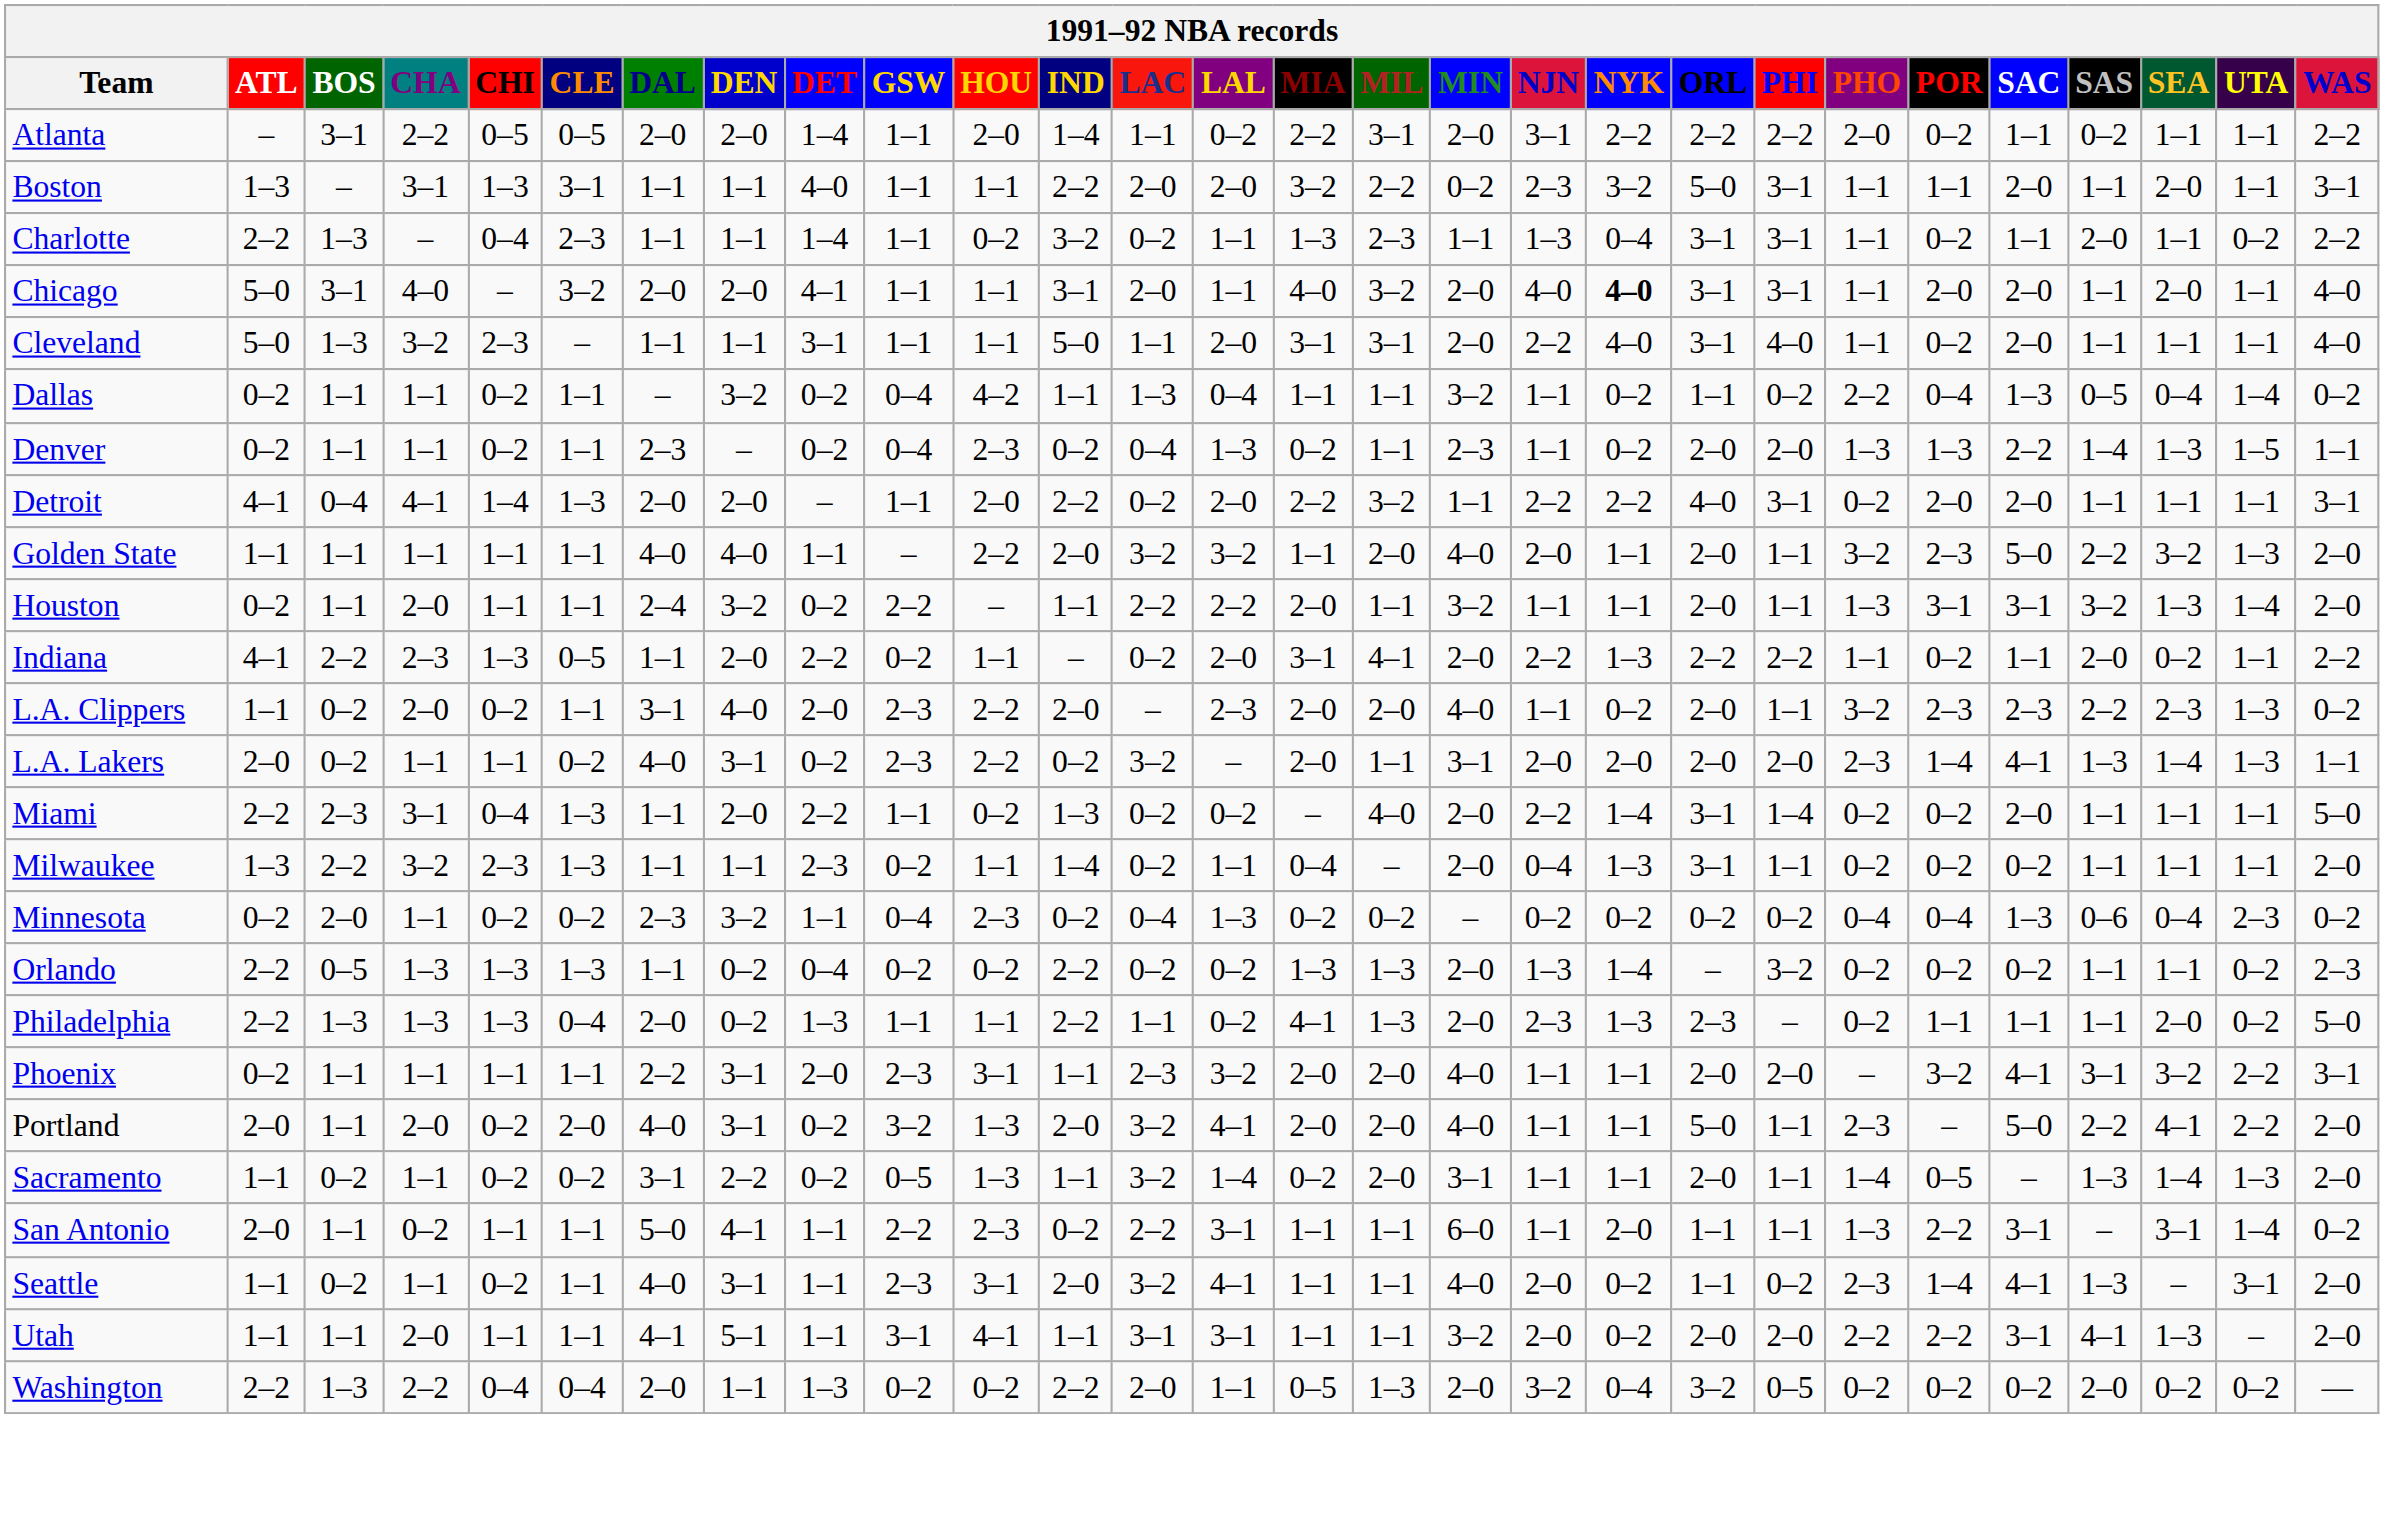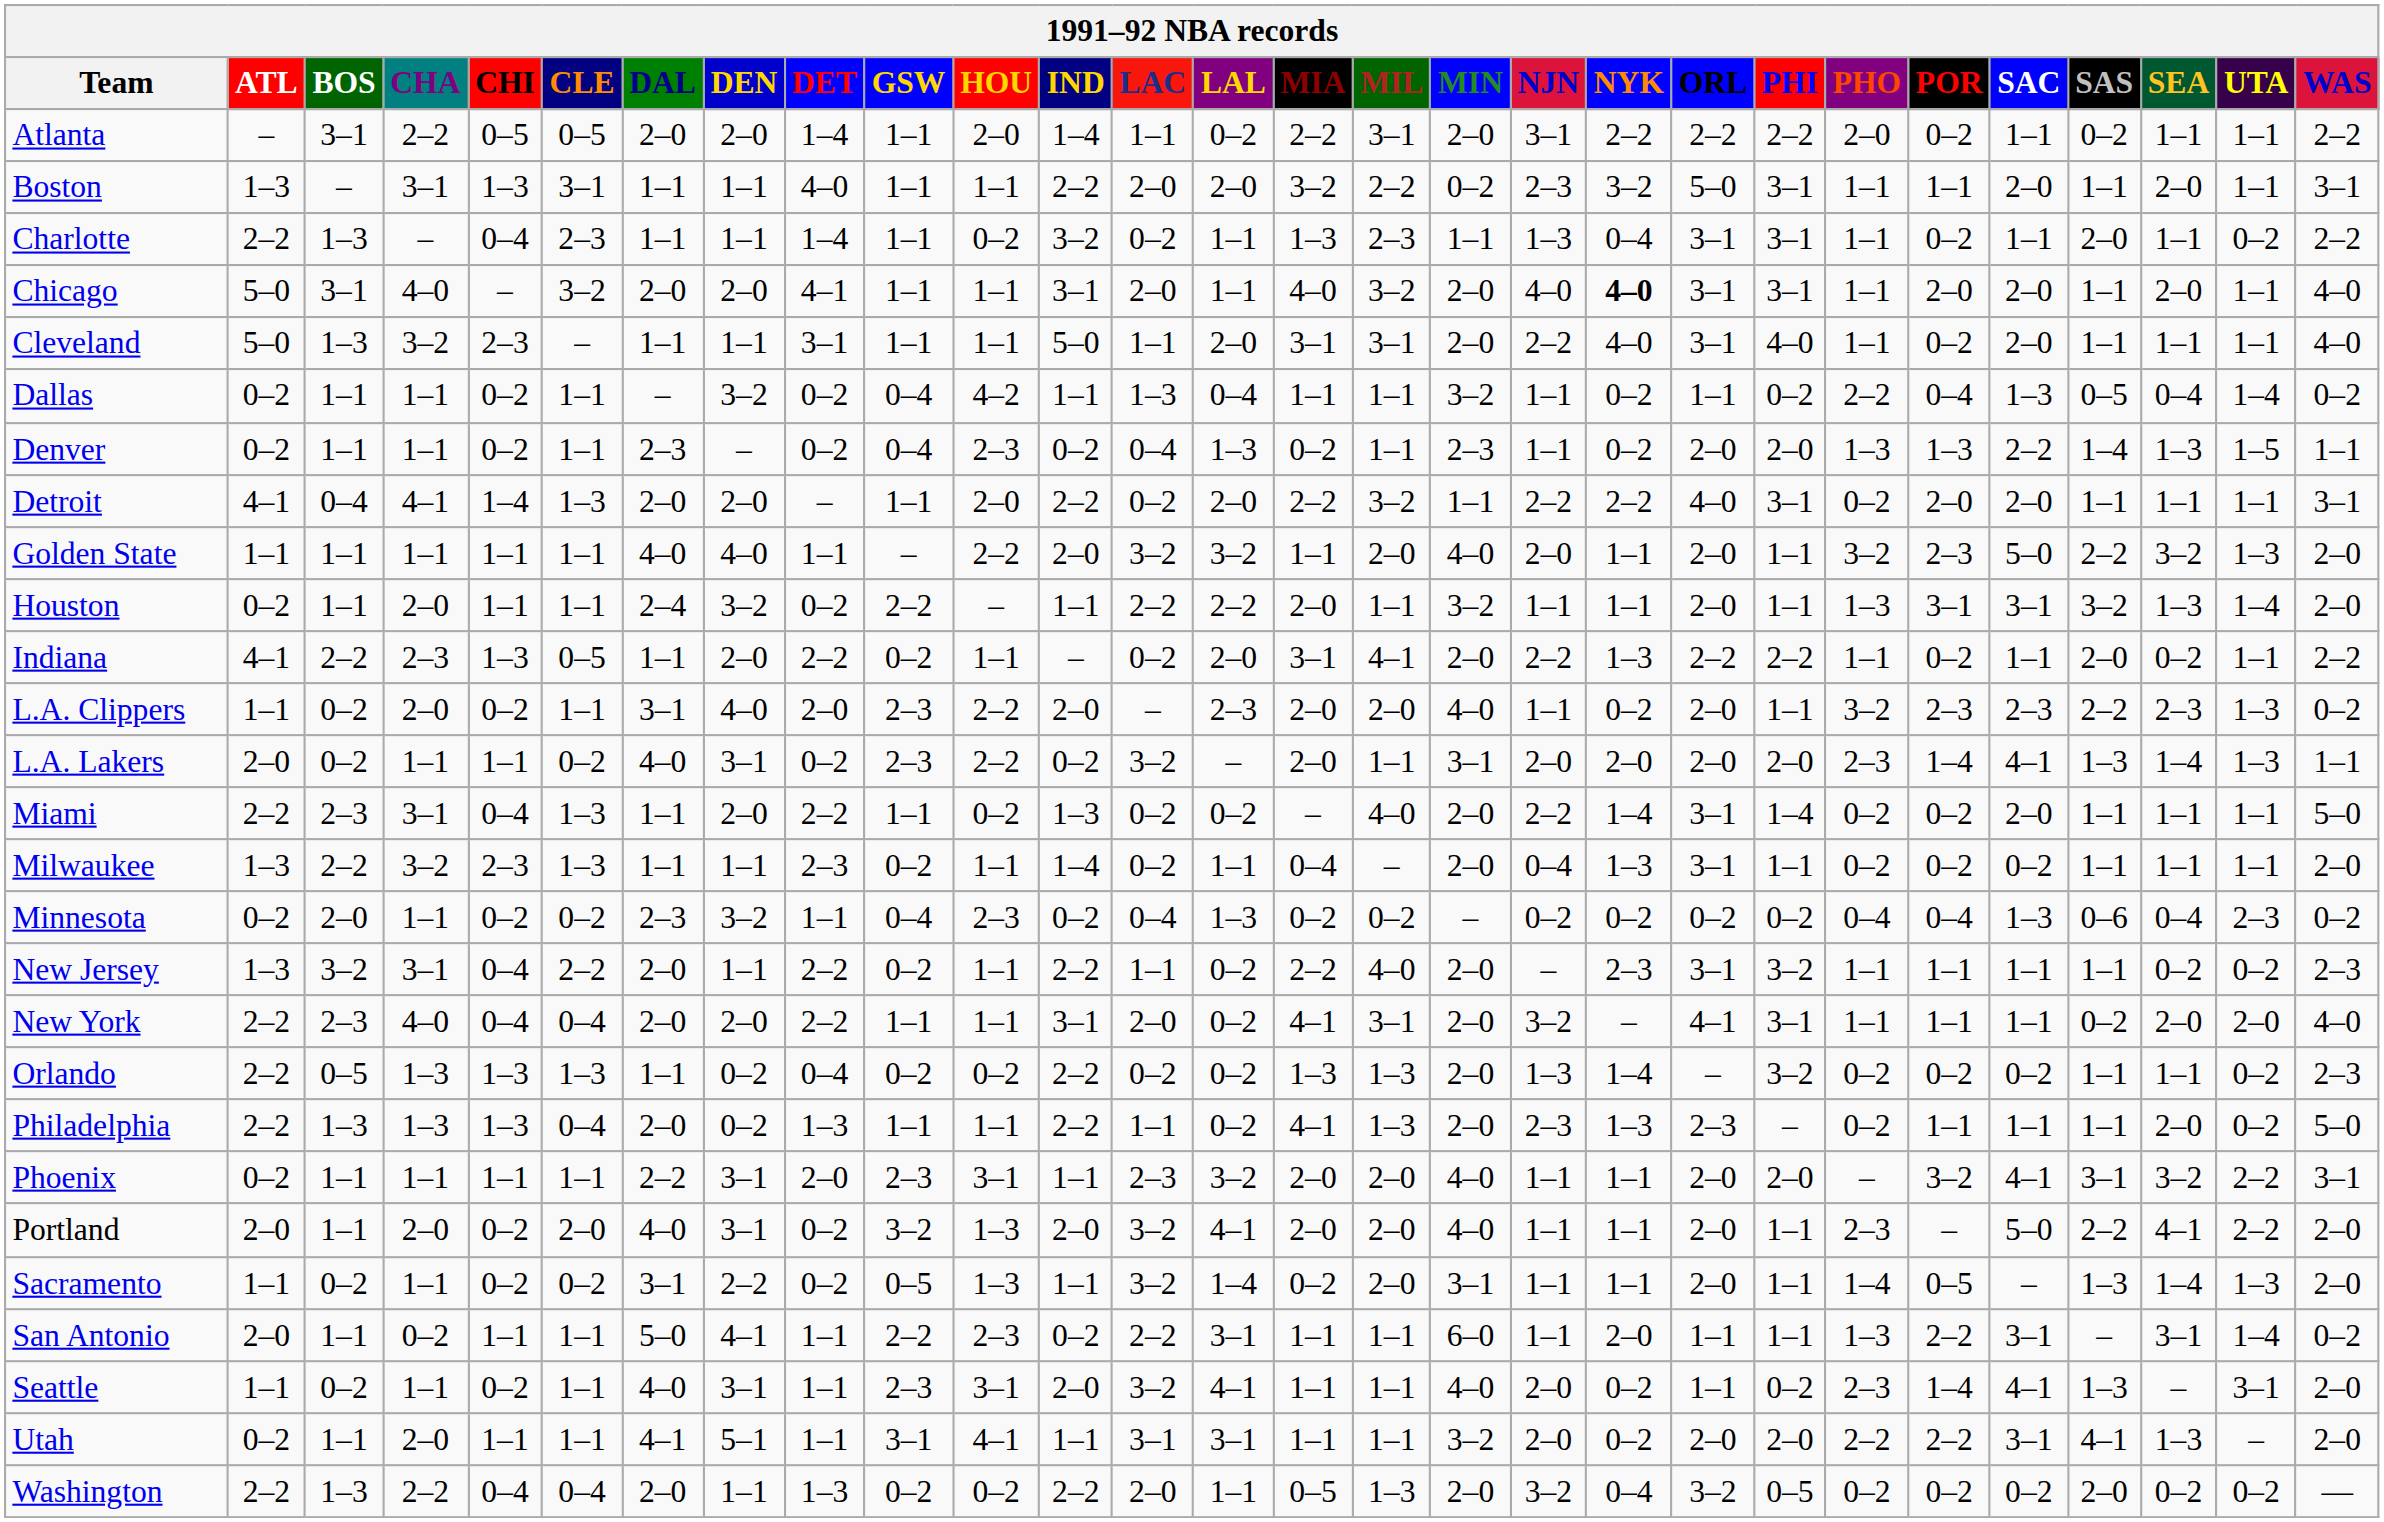+ row: (86, 969)
+ row: (76, 1021)
(1713, 1125) 5–0 -> (1713, 1229) 2–0
(266, 1334) 1–1 -> (266, 1438) 0–2
